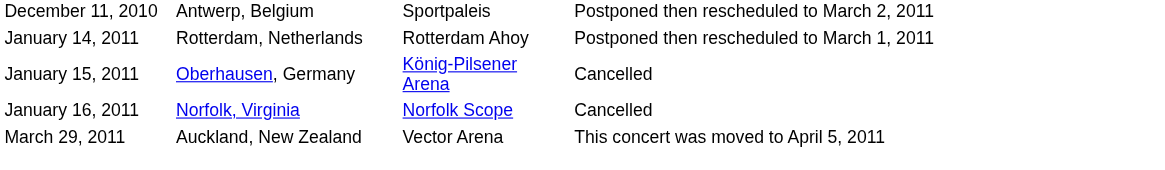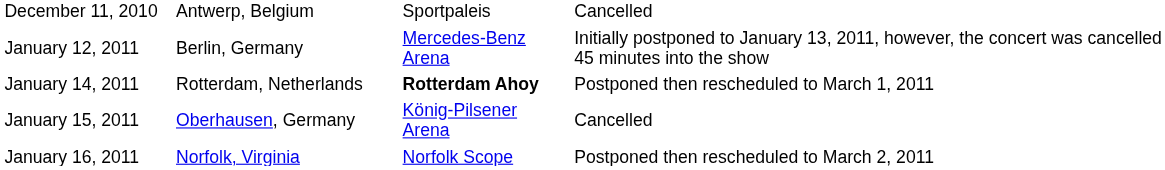(754, 11) Postponed then rescheduled to March 2, 2011 -> (613, 11) Cancelled
+ row: (72, 48)
(466, 38) normal -> (471, 84) bold
(613, 110) Cancelled -> (754, 157) Postponed then rescheduled to March 2, 2011
- row: (65, 137)
